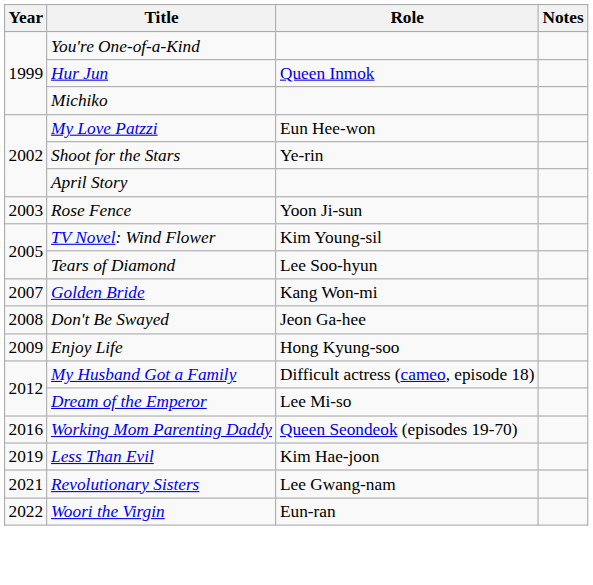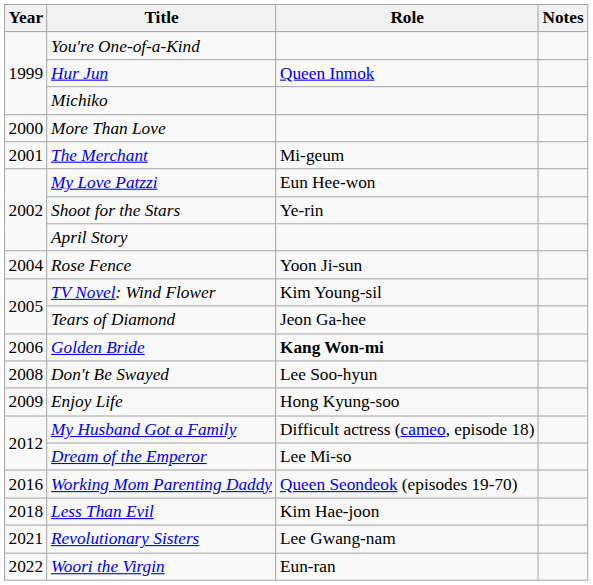+ row: (108, 127)
+ row: (99, 155)
(26, 210) 2003 -> (26, 264) 2004
(329, 264) Lee Soo-hyun -> (323, 319) Jeon Ga-hee
(26, 292) 2007 -> (26, 347) 2006
(329, 292) normal -> (332, 347) bold
(323, 319) Jeon Ga-hee -> (329, 374) Lee Soo-hyun
(26, 456) 2019 -> (26, 511) 2018
